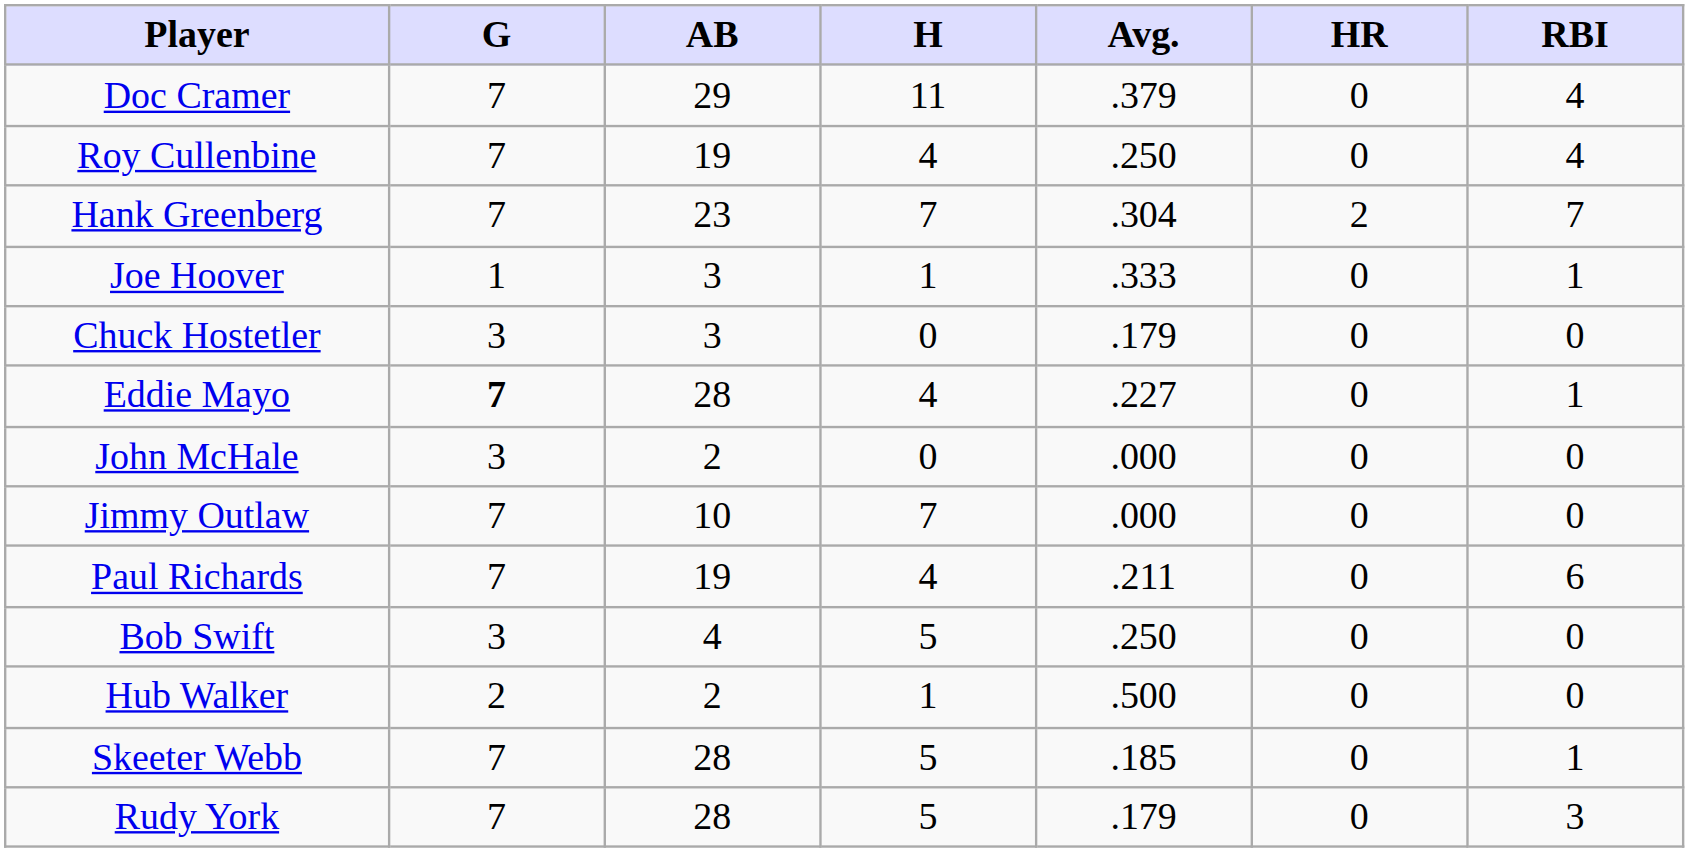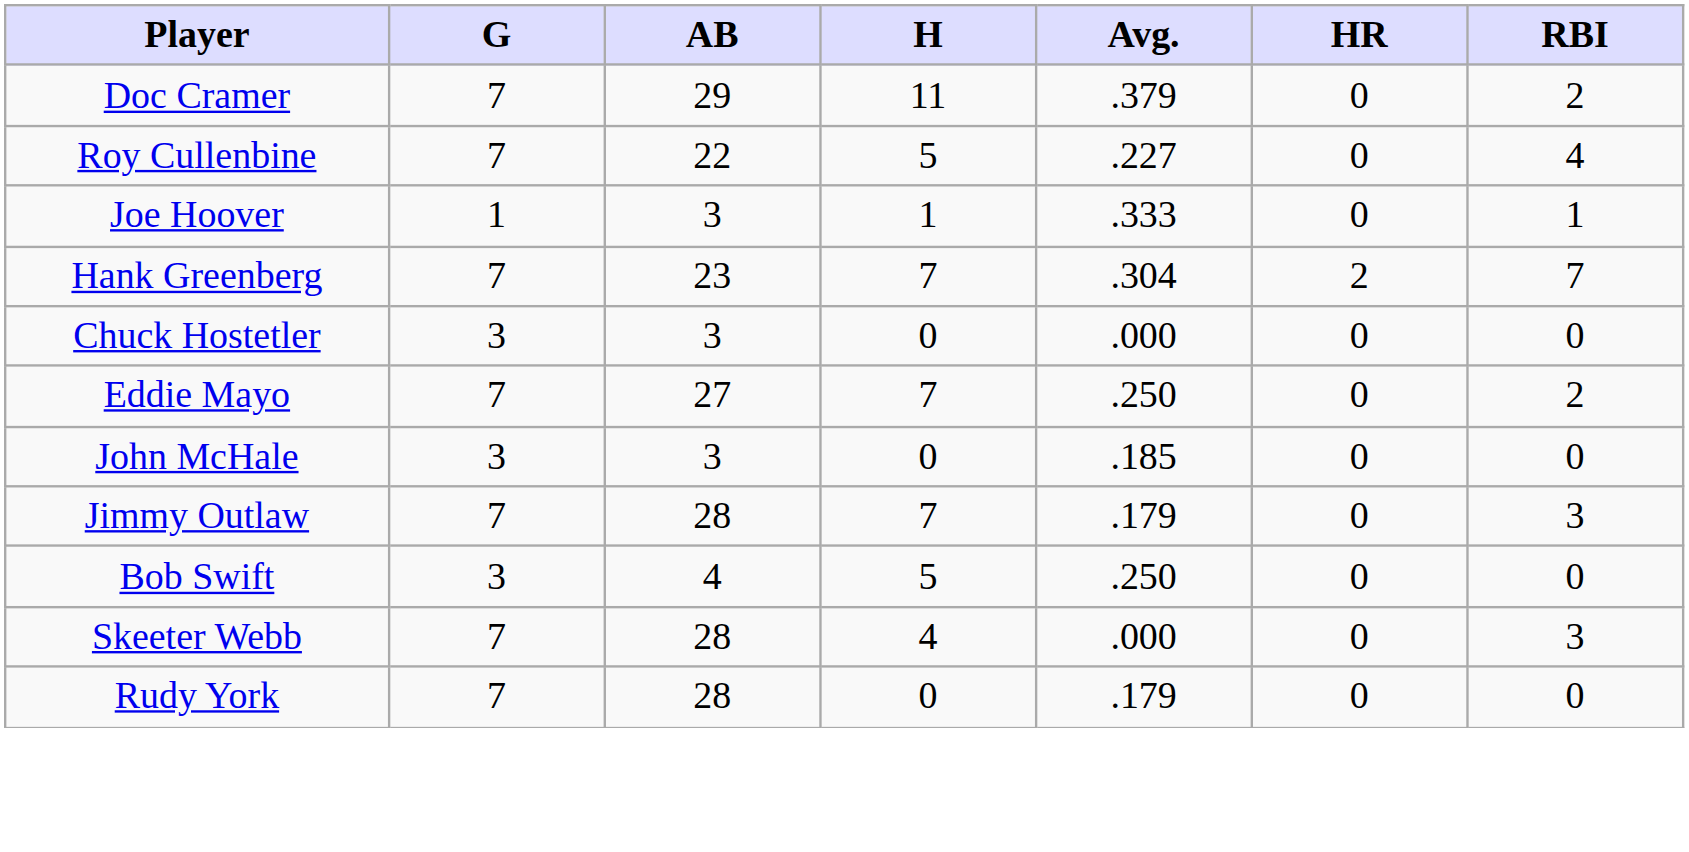(1575, 94) 4 -> (1575, 94) 2
(712, 154) 19 -> (712, 154) 22
(928, 154) 4 -> (928, 154) 5
(1144, 154) .250 -> (1144, 154) .227
rows swapped: (197, 214) <-> (197, 275)
(1144, 335) .179 -> (1144, 335) .000
(496, 395) bold -> (496, 395) normal
(712, 395) 28 -> (712, 395) 27
(928, 395) 4 -> (928, 395) 7
(1144, 395) .227 -> (1144, 395) .250
(1575, 395) 1 -> (1575, 395) 2
(712, 455) 2 -> (712, 455) 3
(1144, 455) .000 -> (1144, 455) .185
(712, 515) 10 -> (712, 515) 28
(1144, 515) .000 -> (1144, 515) .179
(1575, 515) 0 -> (1575, 515) 3
- row: (197, 575)
- row: (197, 696)
(928, 756) 5 -> (928, 635) 4
(1144, 756) .185 -> (1144, 635) .000
(1575, 756) 1 -> (1575, 635) 3
(928, 816) 5 -> (928, 696) 0
(1575, 816) 3 -> (1575, 696) 0
